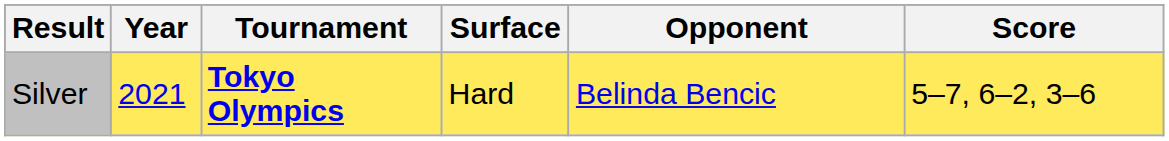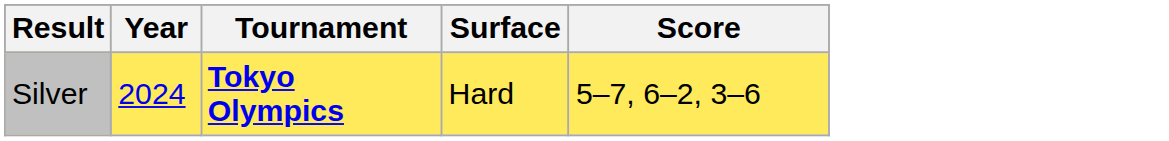- column: (737, 28)
(152, 93) 2021 -> (152, 93) 2024
